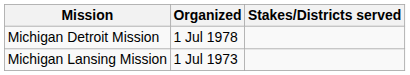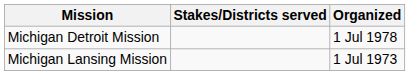columns swapped: (207, 15) <-> (325, 15)
